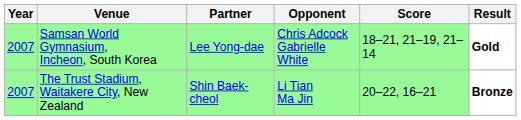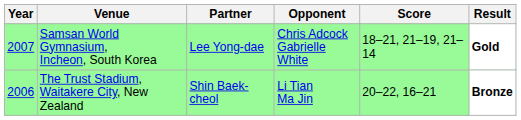(21, 93) 2007 -> (21, 93) 2006
